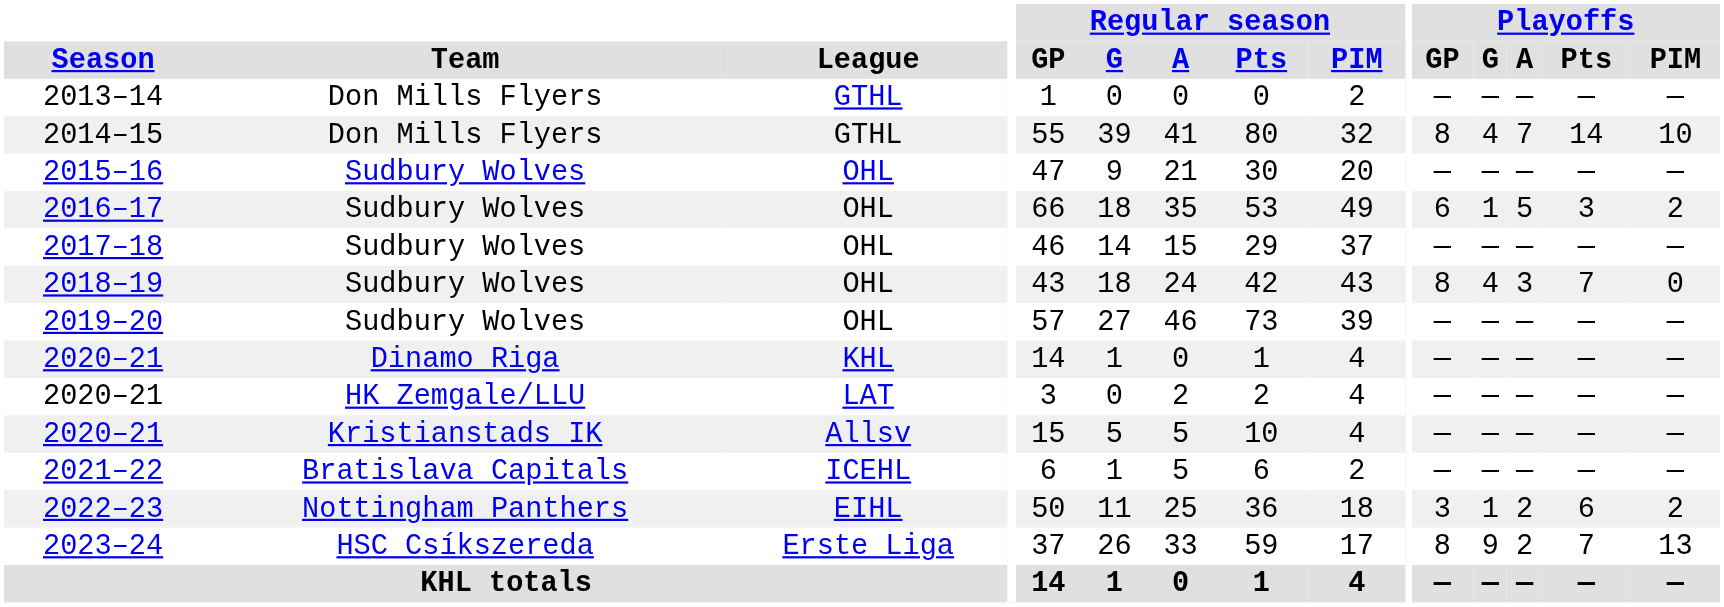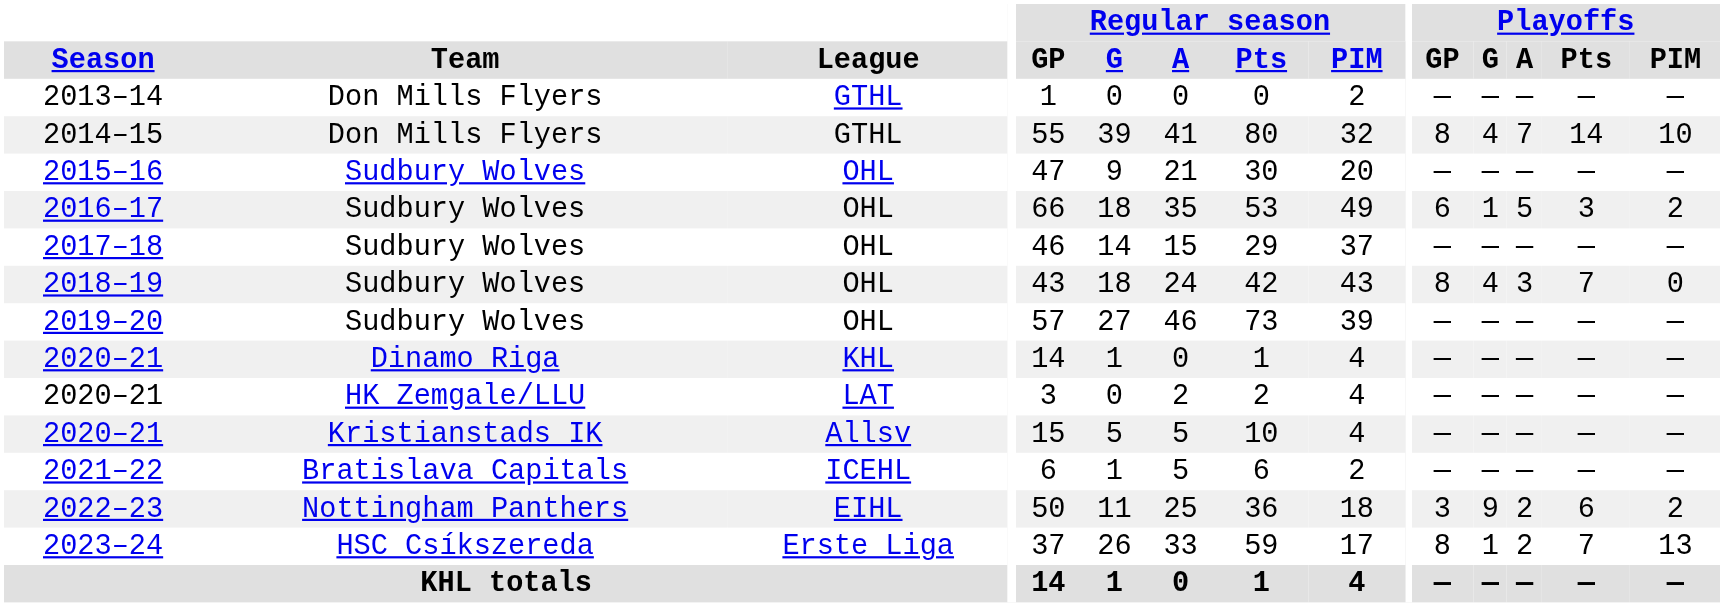(1490, 509) 1 -> (1490, 509) 9
(1490, 546) 9 -> (1490, 546) 1
